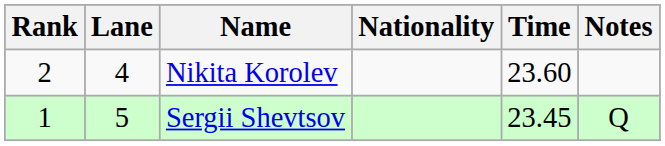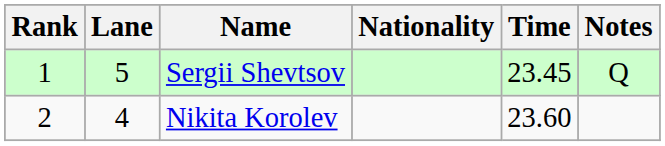rows swapped: (255, 117) <-> (252, 72)
